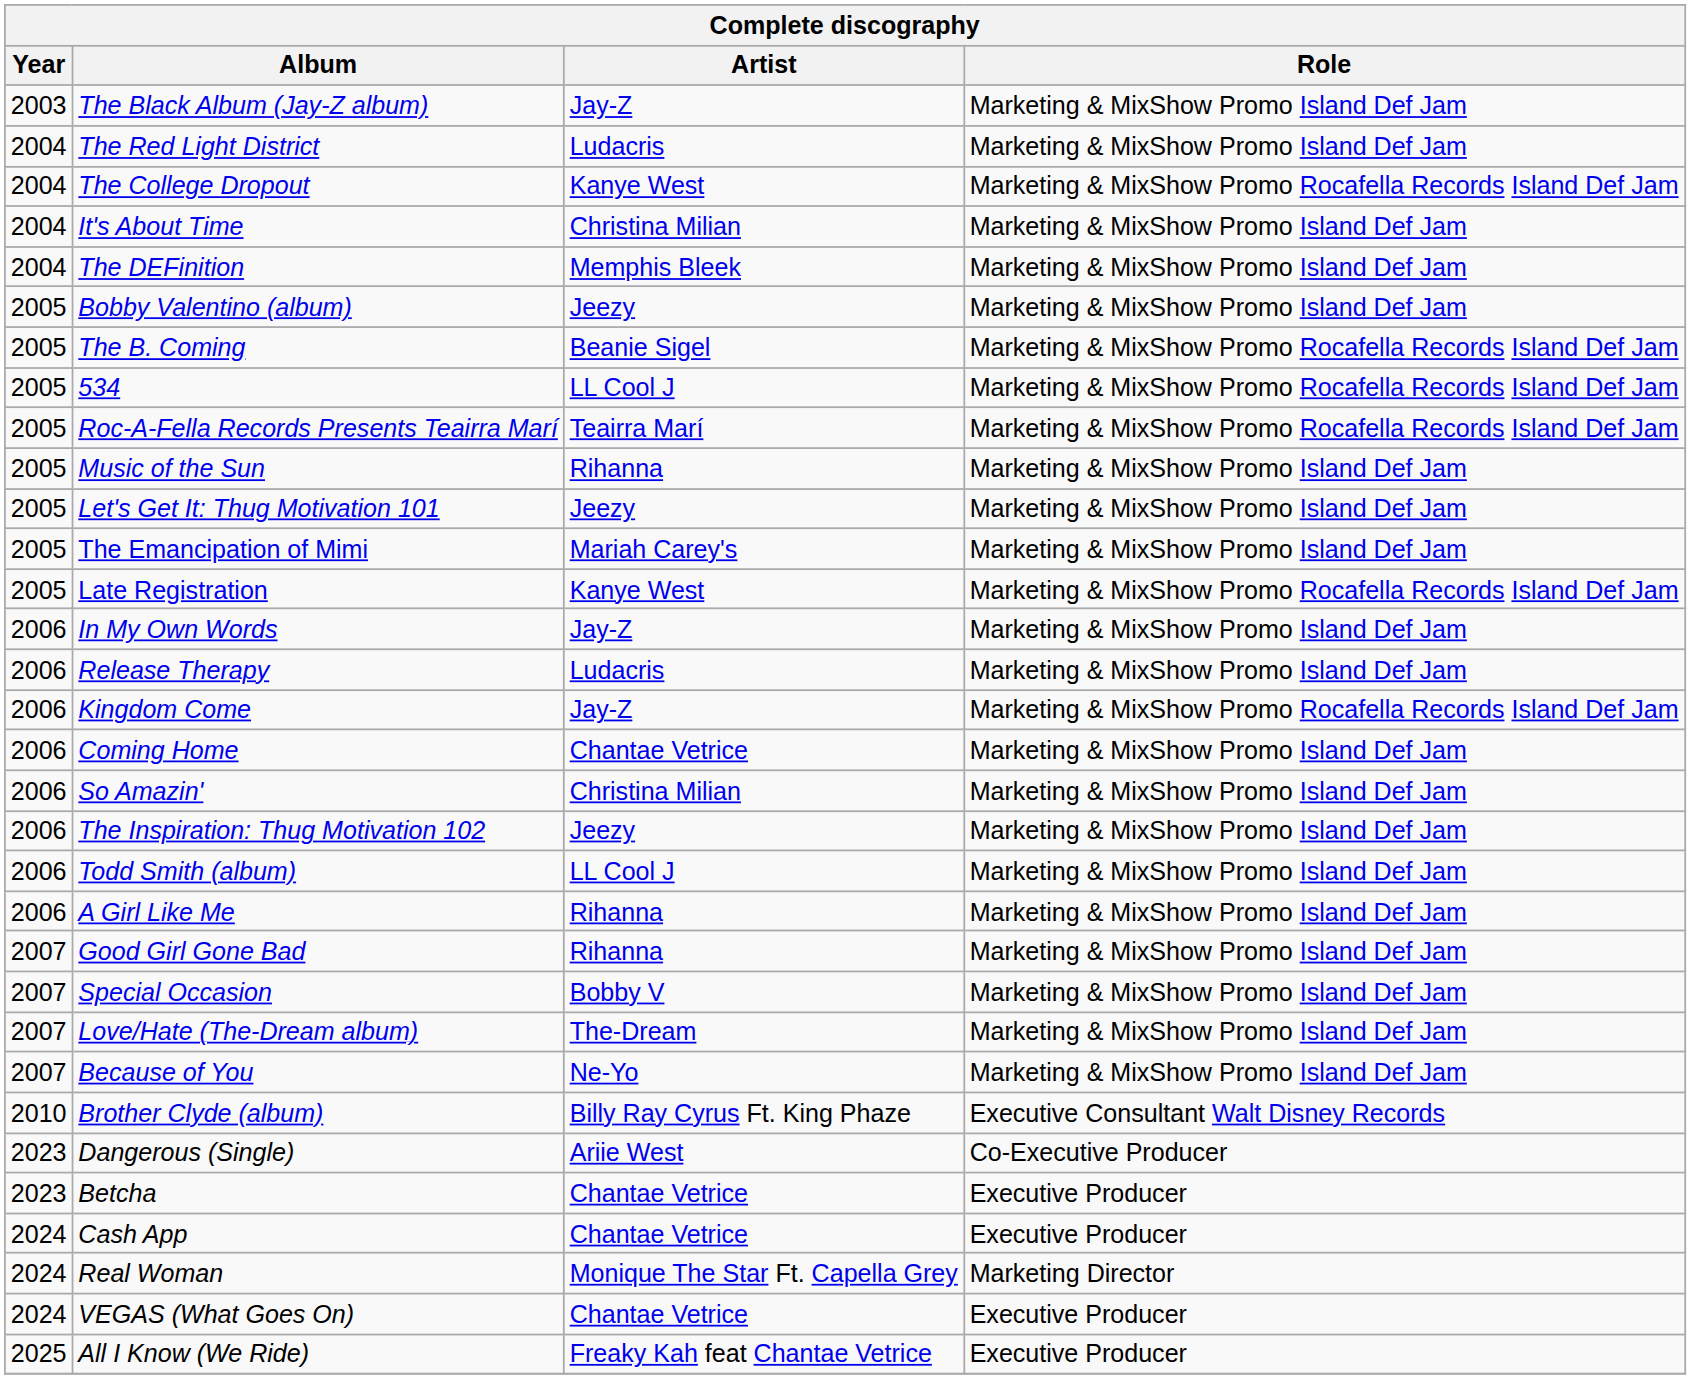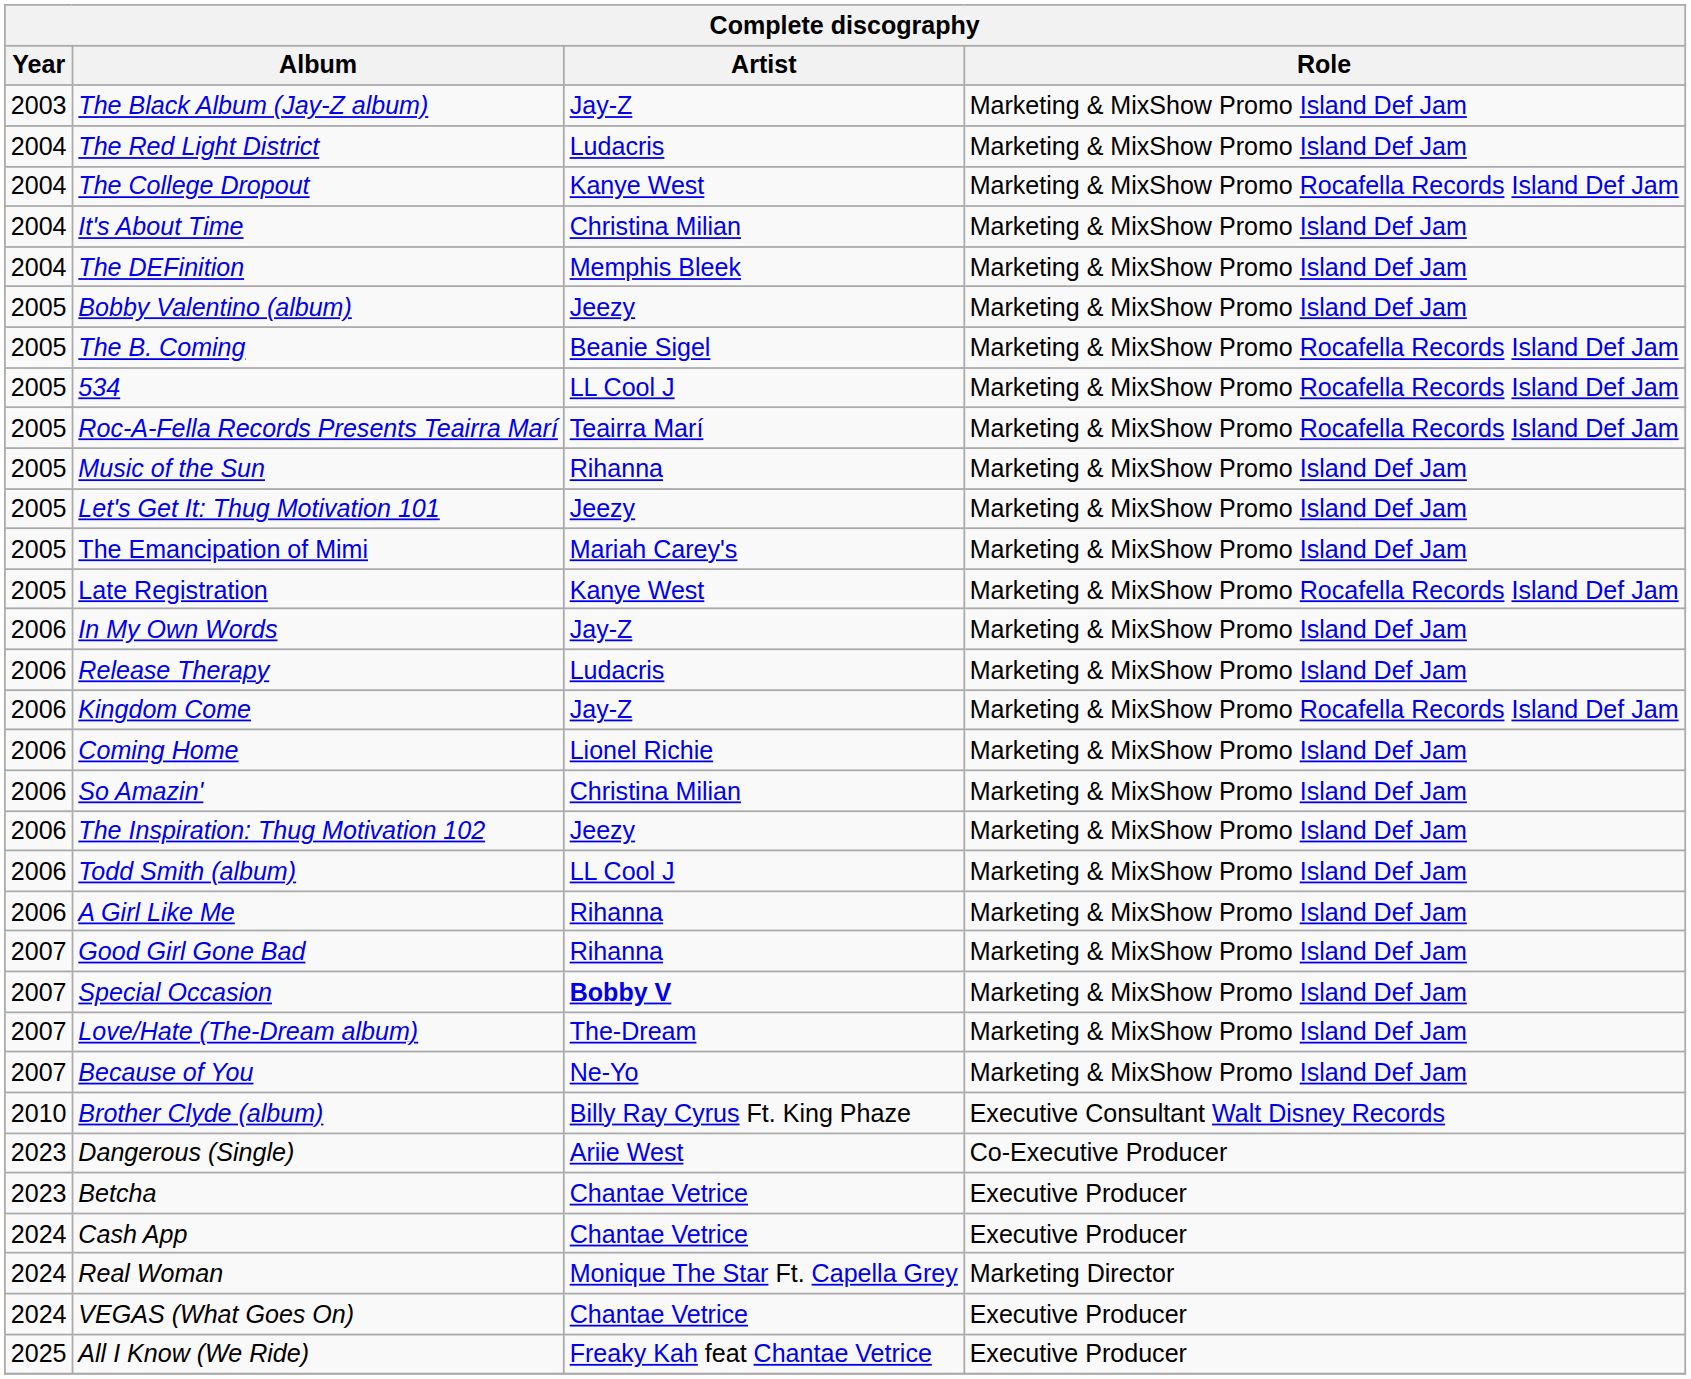(659, 750) Chantae Vetrice -> (641, 750) Lionel Richie
(617, 992) normal -> (621, 992) bold
